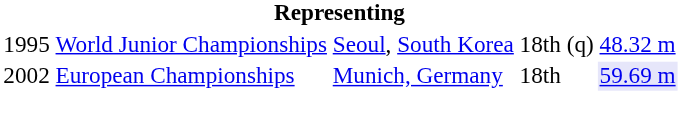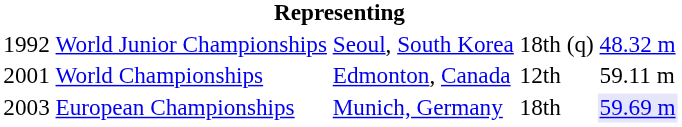(27, 44) 1995 -> (27, 44) 1992
+ row: (159, 75)
(27, 75) 2002 -> (27, 107) 2003
